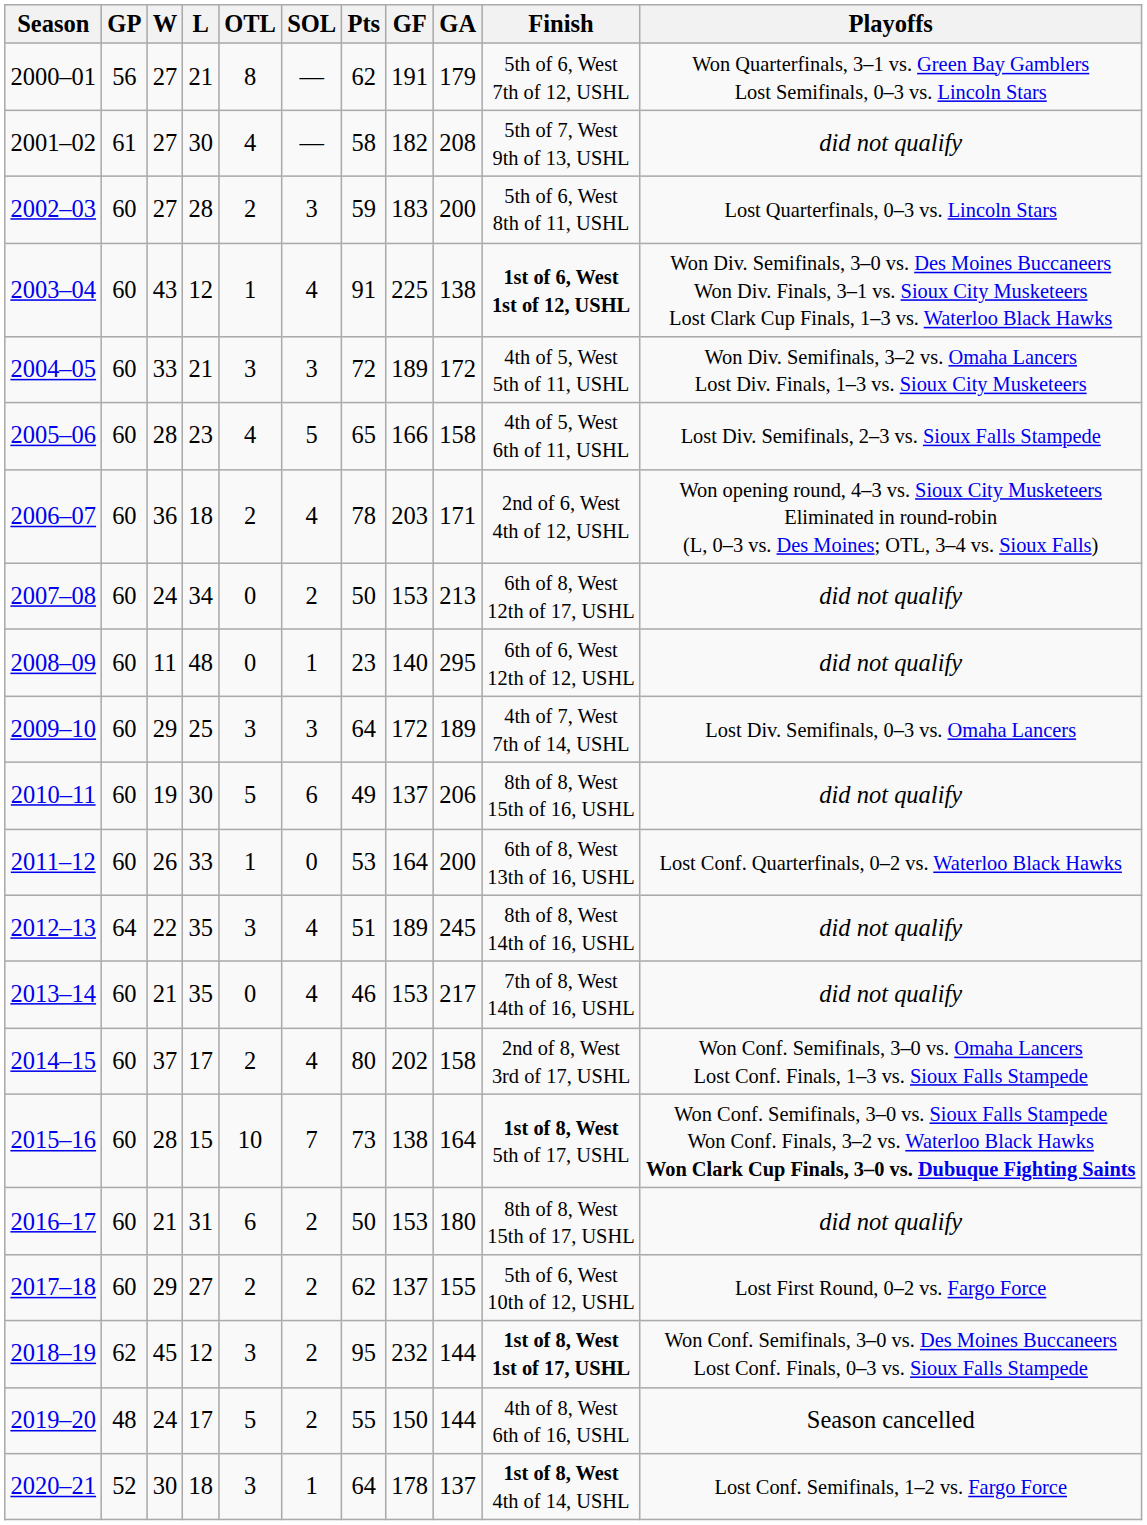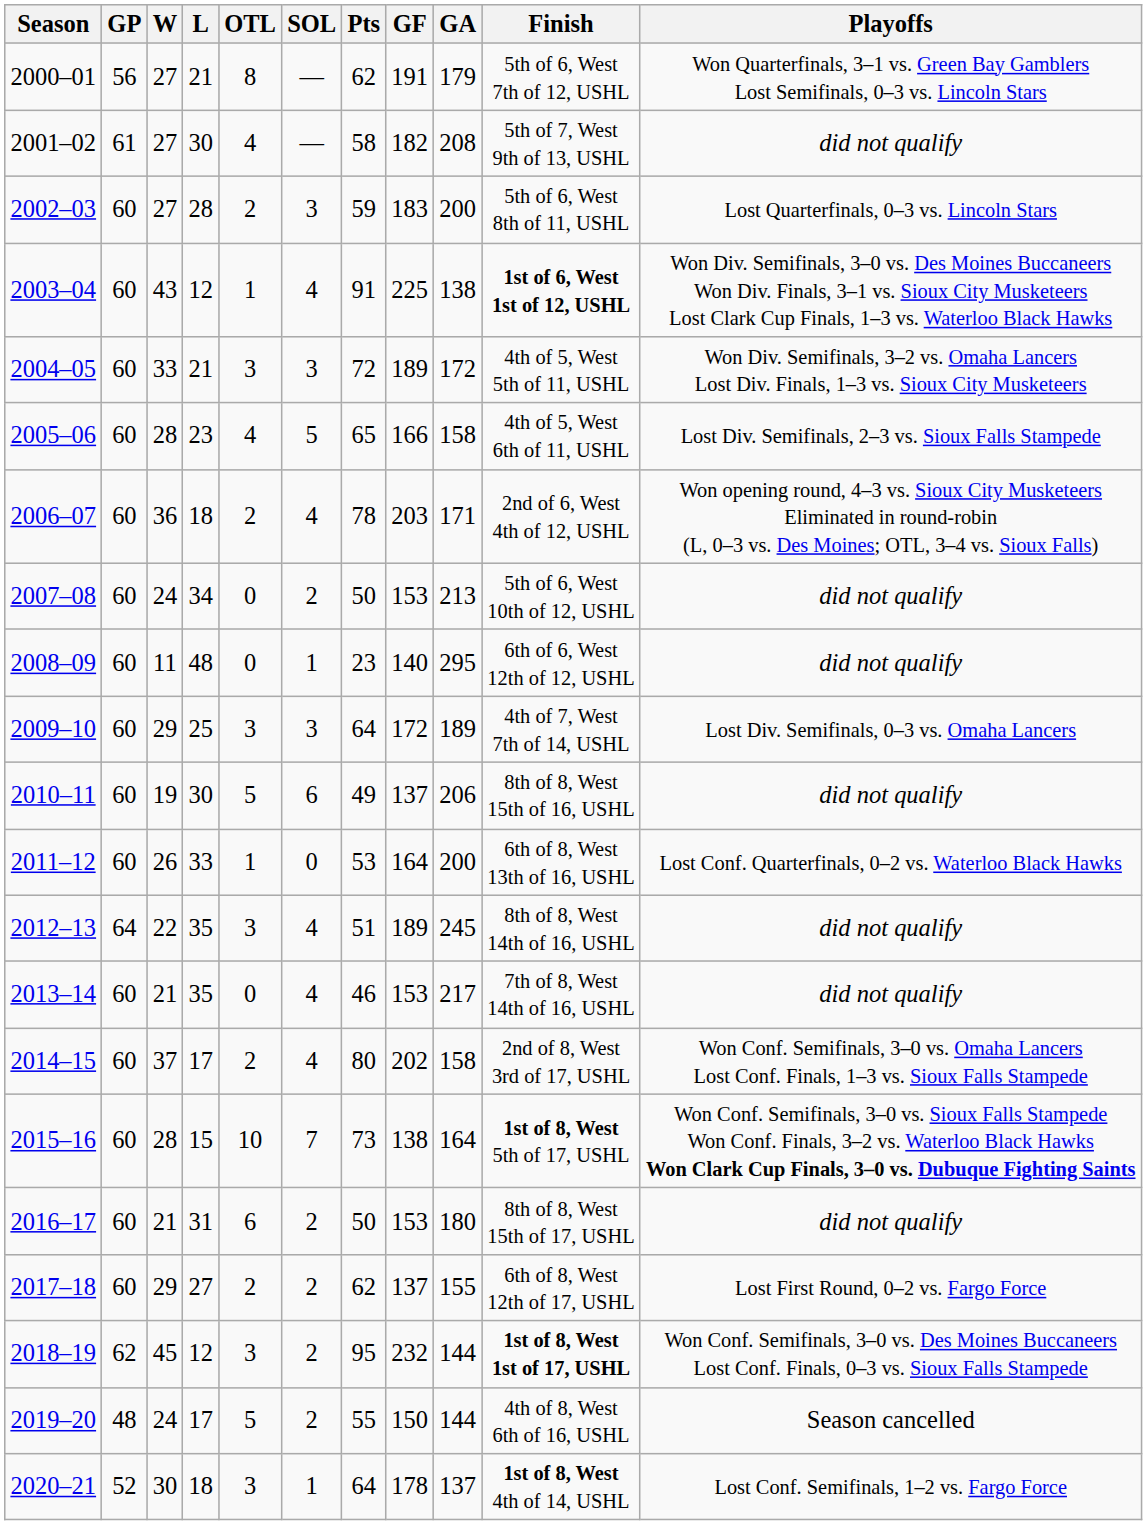(561, 597) 6th of 8, West 12th of 17, USHL -> (561, 597) 5th of 6, West 10th of 12, USHL
(561, 1288) 5th of 6, West 10th of 12, USHL -> (561, 1288) 6th of 8, West 12th of 17, USHL
